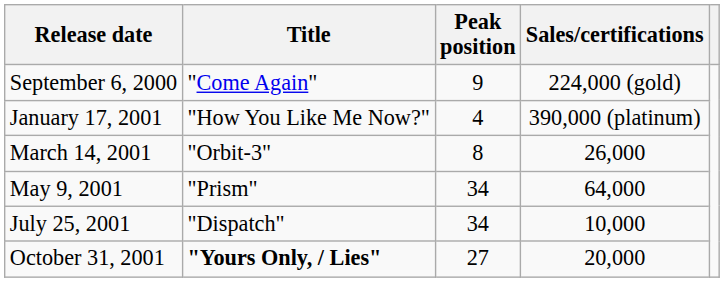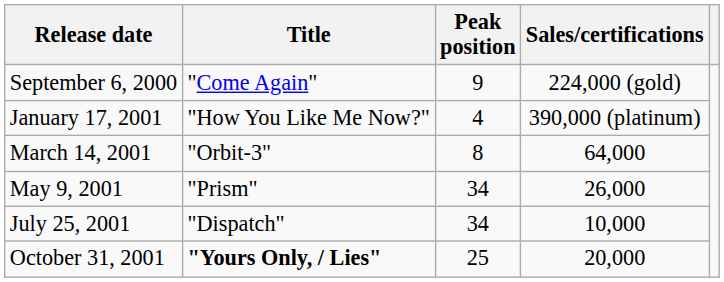(615, 152) 26,000 -> (615, 152) 64,000
(615, 188) 64,000 -> (615, 188) 26,000
(478, 258) 27 -> (478, 258) 25
